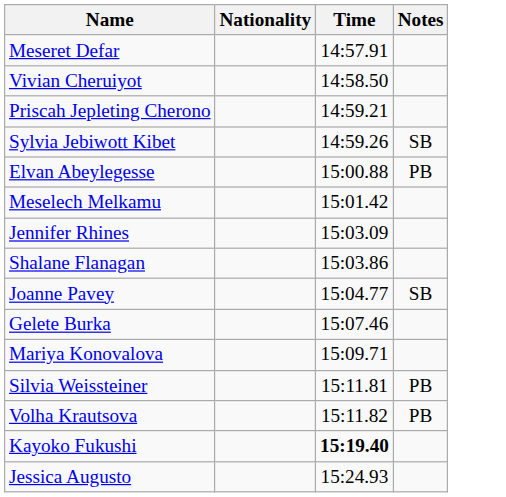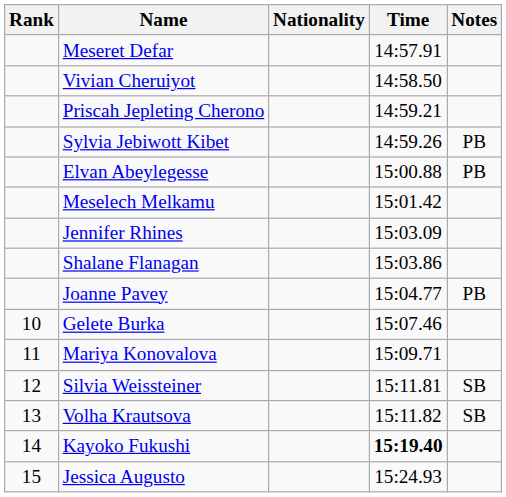+ column: (31, 19)
(421, 141) SB -> (474, 141) PB
(421, 293) SB -> (474, 293) PB
(421, 385) PB -> (474, 385) SB
(421, 415) PB -> (474, 415) SB
